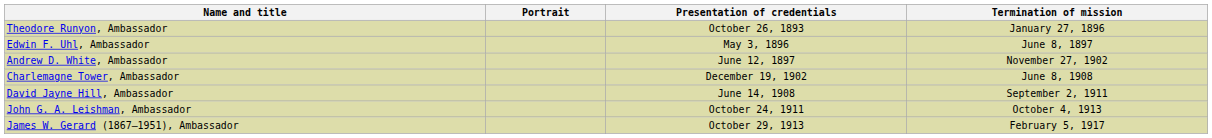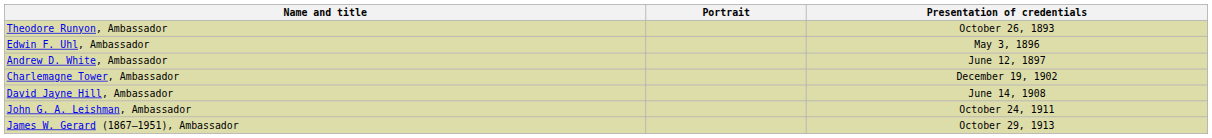- column: (1057, 12)
